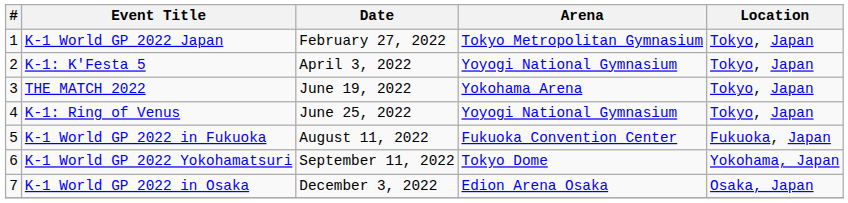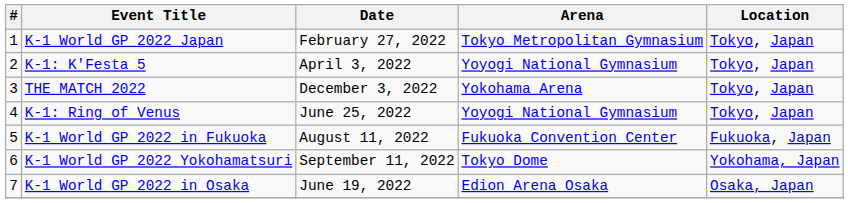(355, 89) June 19, 2022 -> (368, 89) December 3, 2022
(368, 186) December 3, 2022 -> (355, 186) June 19, 2022
